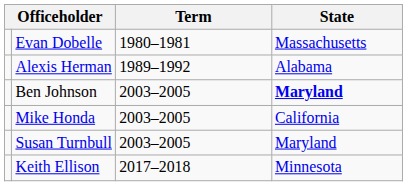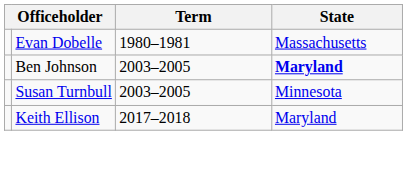- row: (64, 67)
- row: (55, 117)
(306, 142) Maryland -> (308, 92) Minnesota
(308, 167) Minnesota -> (306, 117) Maryland
